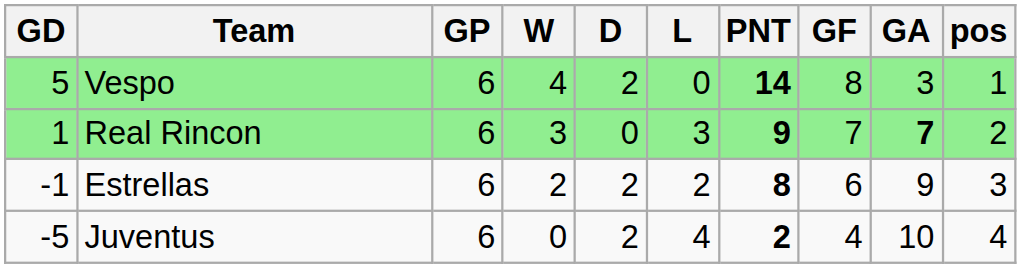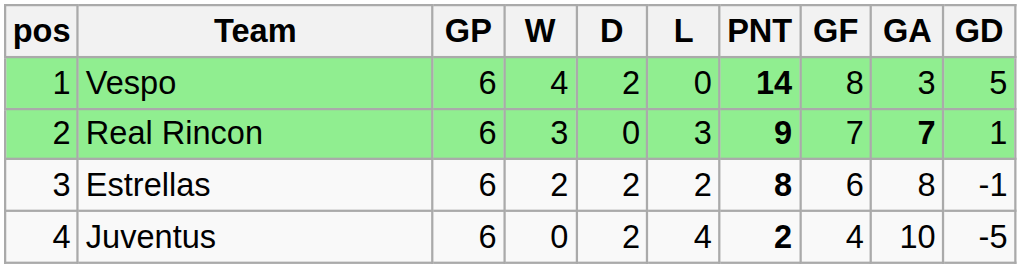columns swapped: (979, 31) <-> (41, 31)
(925, 185) 9 -> (927, 185) 8
